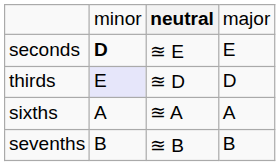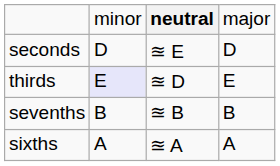(101, 50) bold -> (101, 50) normal
(229, 50) E -> (230, 50) D
(230, 81) D -> (229, 81) E
rows swapped: (33, 113) <-> (47, 144)
